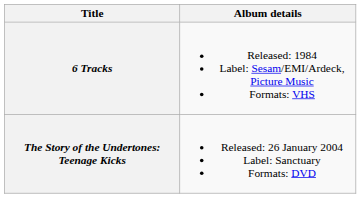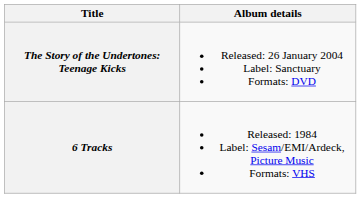rows swapped: (92, 68) <-> (92, 153)
